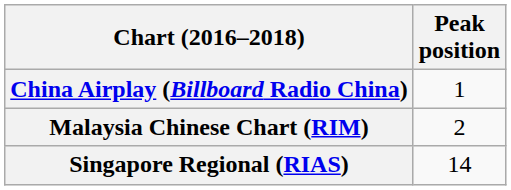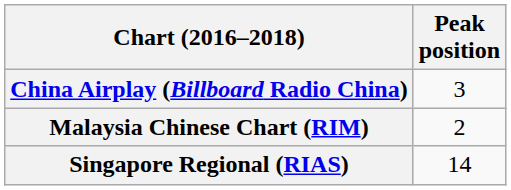(459, 88) 1 -> (459, 88) 3
